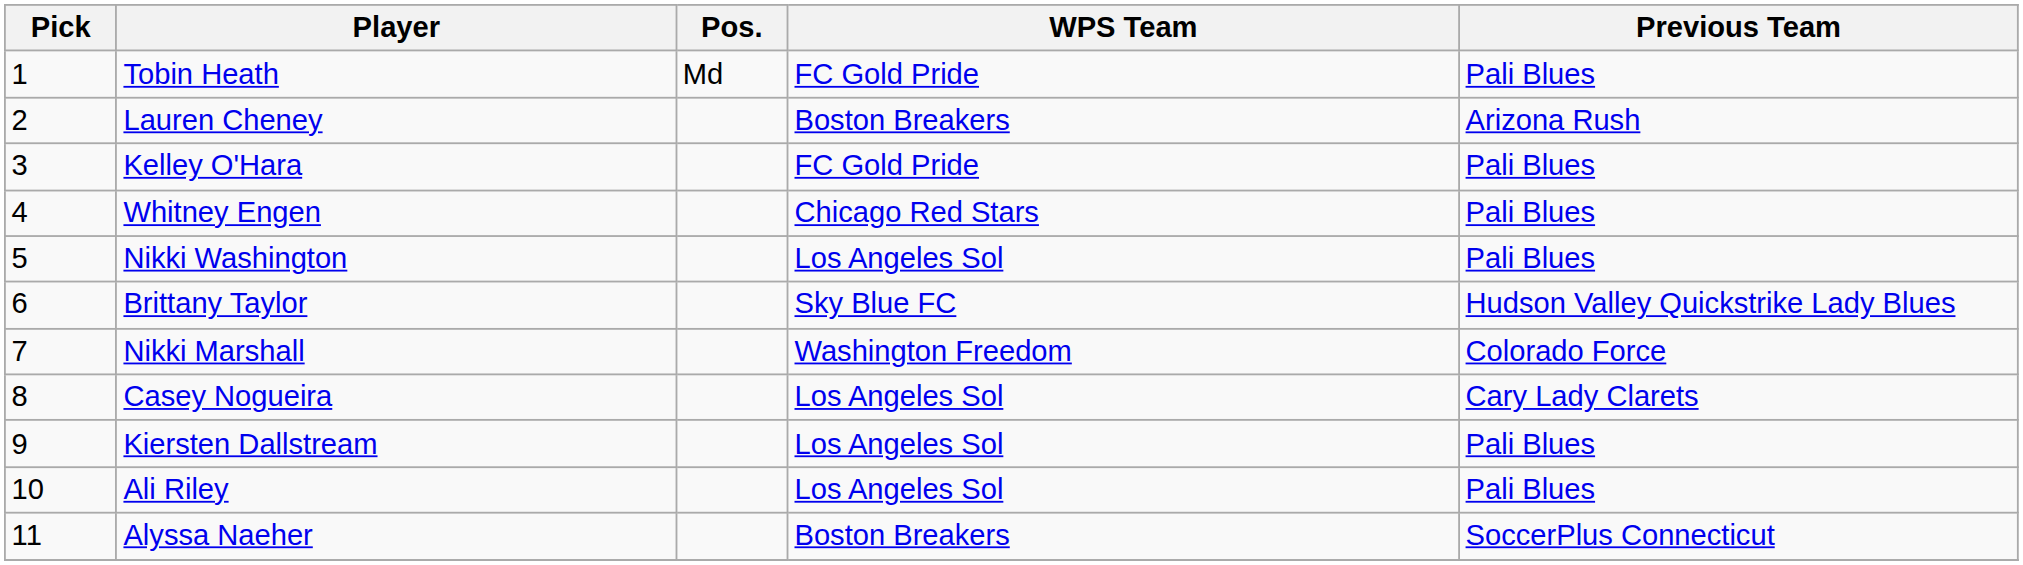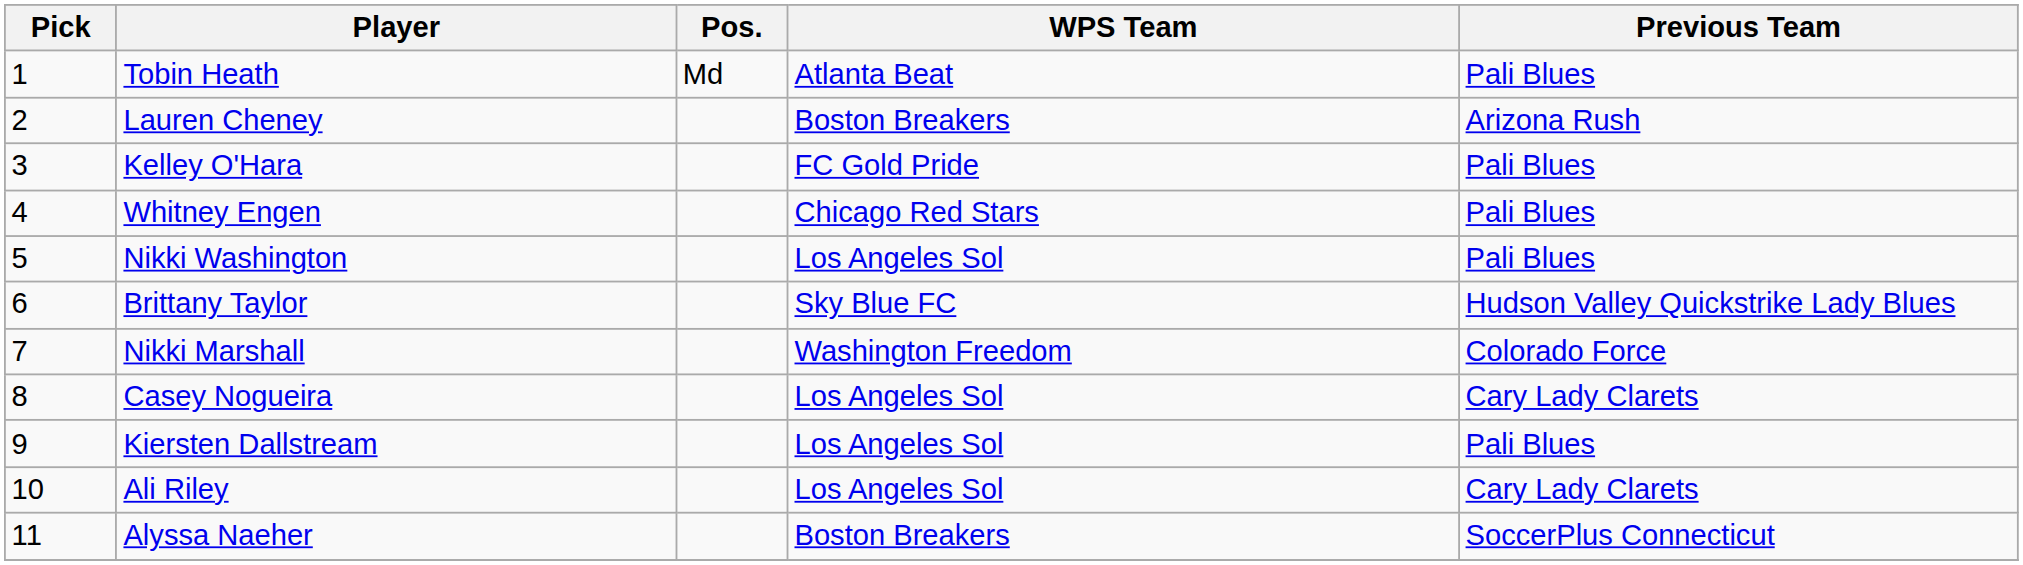(887, 73) FC Gold Pride -> (874, 73) Atlanta Beat
(1530, 489) Pali Blues -> (1582, 489) Cary Lady Clarets
